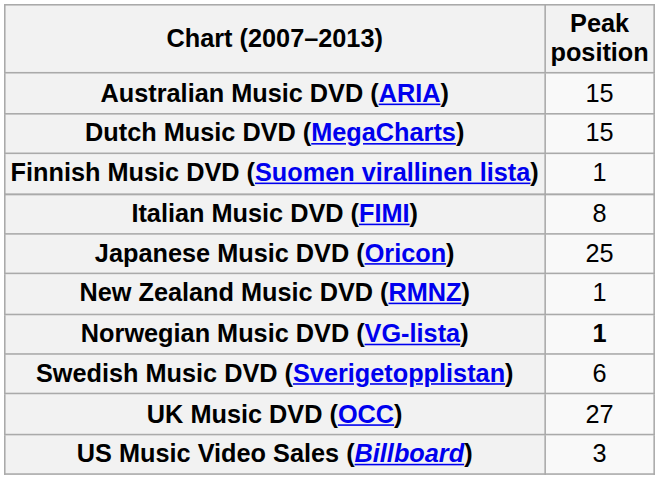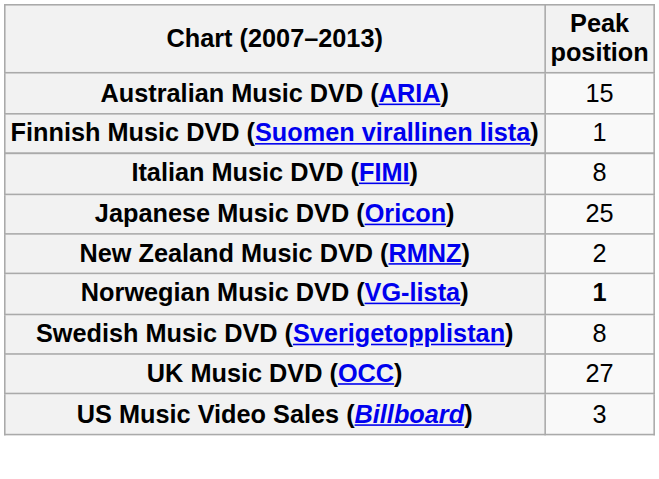- row: (275, 133)
(600, 293) 1 -> (600, 253) 2
(600, 373) 6 -> (600, 333) 8
